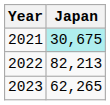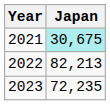(76, 88) 62,265 -> (76, 88) 72,235
